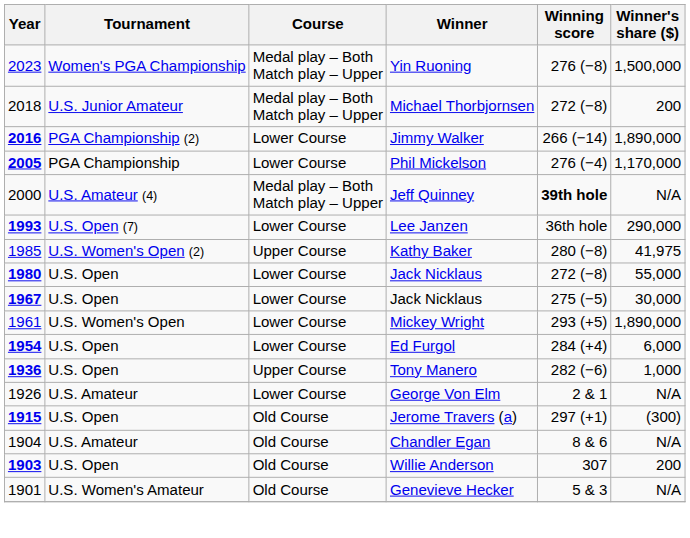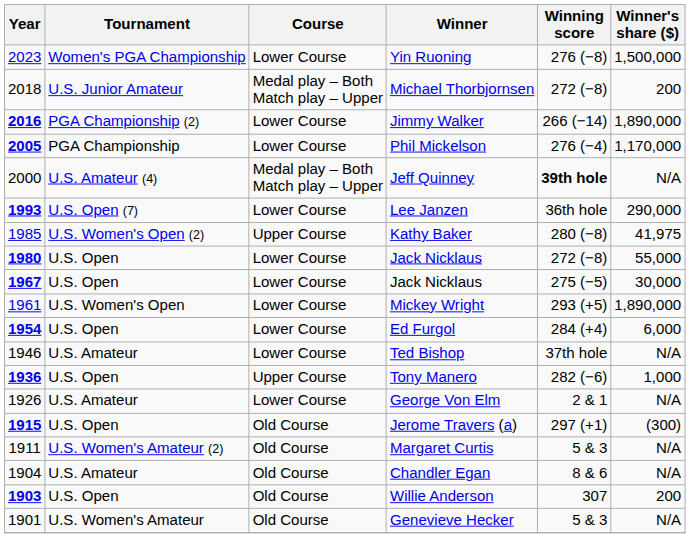(318, 65) Medal play – Both Match play – Upper -> (299, 57) Lower Course
+ row: (25, 353)
+ row: (25, 448)
